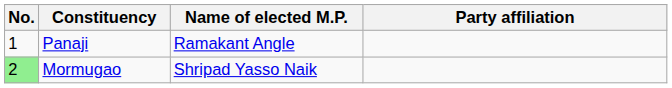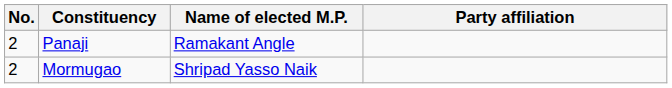(13, 43) 1 -> (13, 43) 2
(13, 69) lightgreen background -> (13, 69) no background
